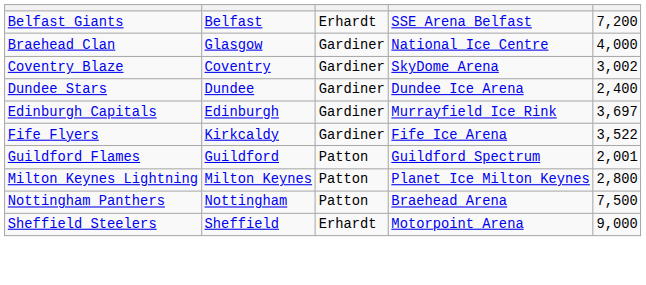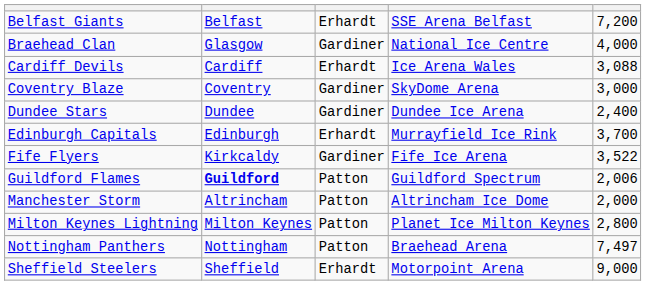+ row: (66, 67)
(617, 67) 3,002 -> (617, 90) 3,000
(352, 112) Gardiner -> (348, 135) Erhardt
(617, 112) 3,697 -> (617, 135) 3,700
(242, 157) normal -> (242, 180) bold
(617, 157) 2,001 -> (617, 180) 2,006
+ row: (74, 202)
(617, 202) 7,500 -> (617, 247) 7,497
